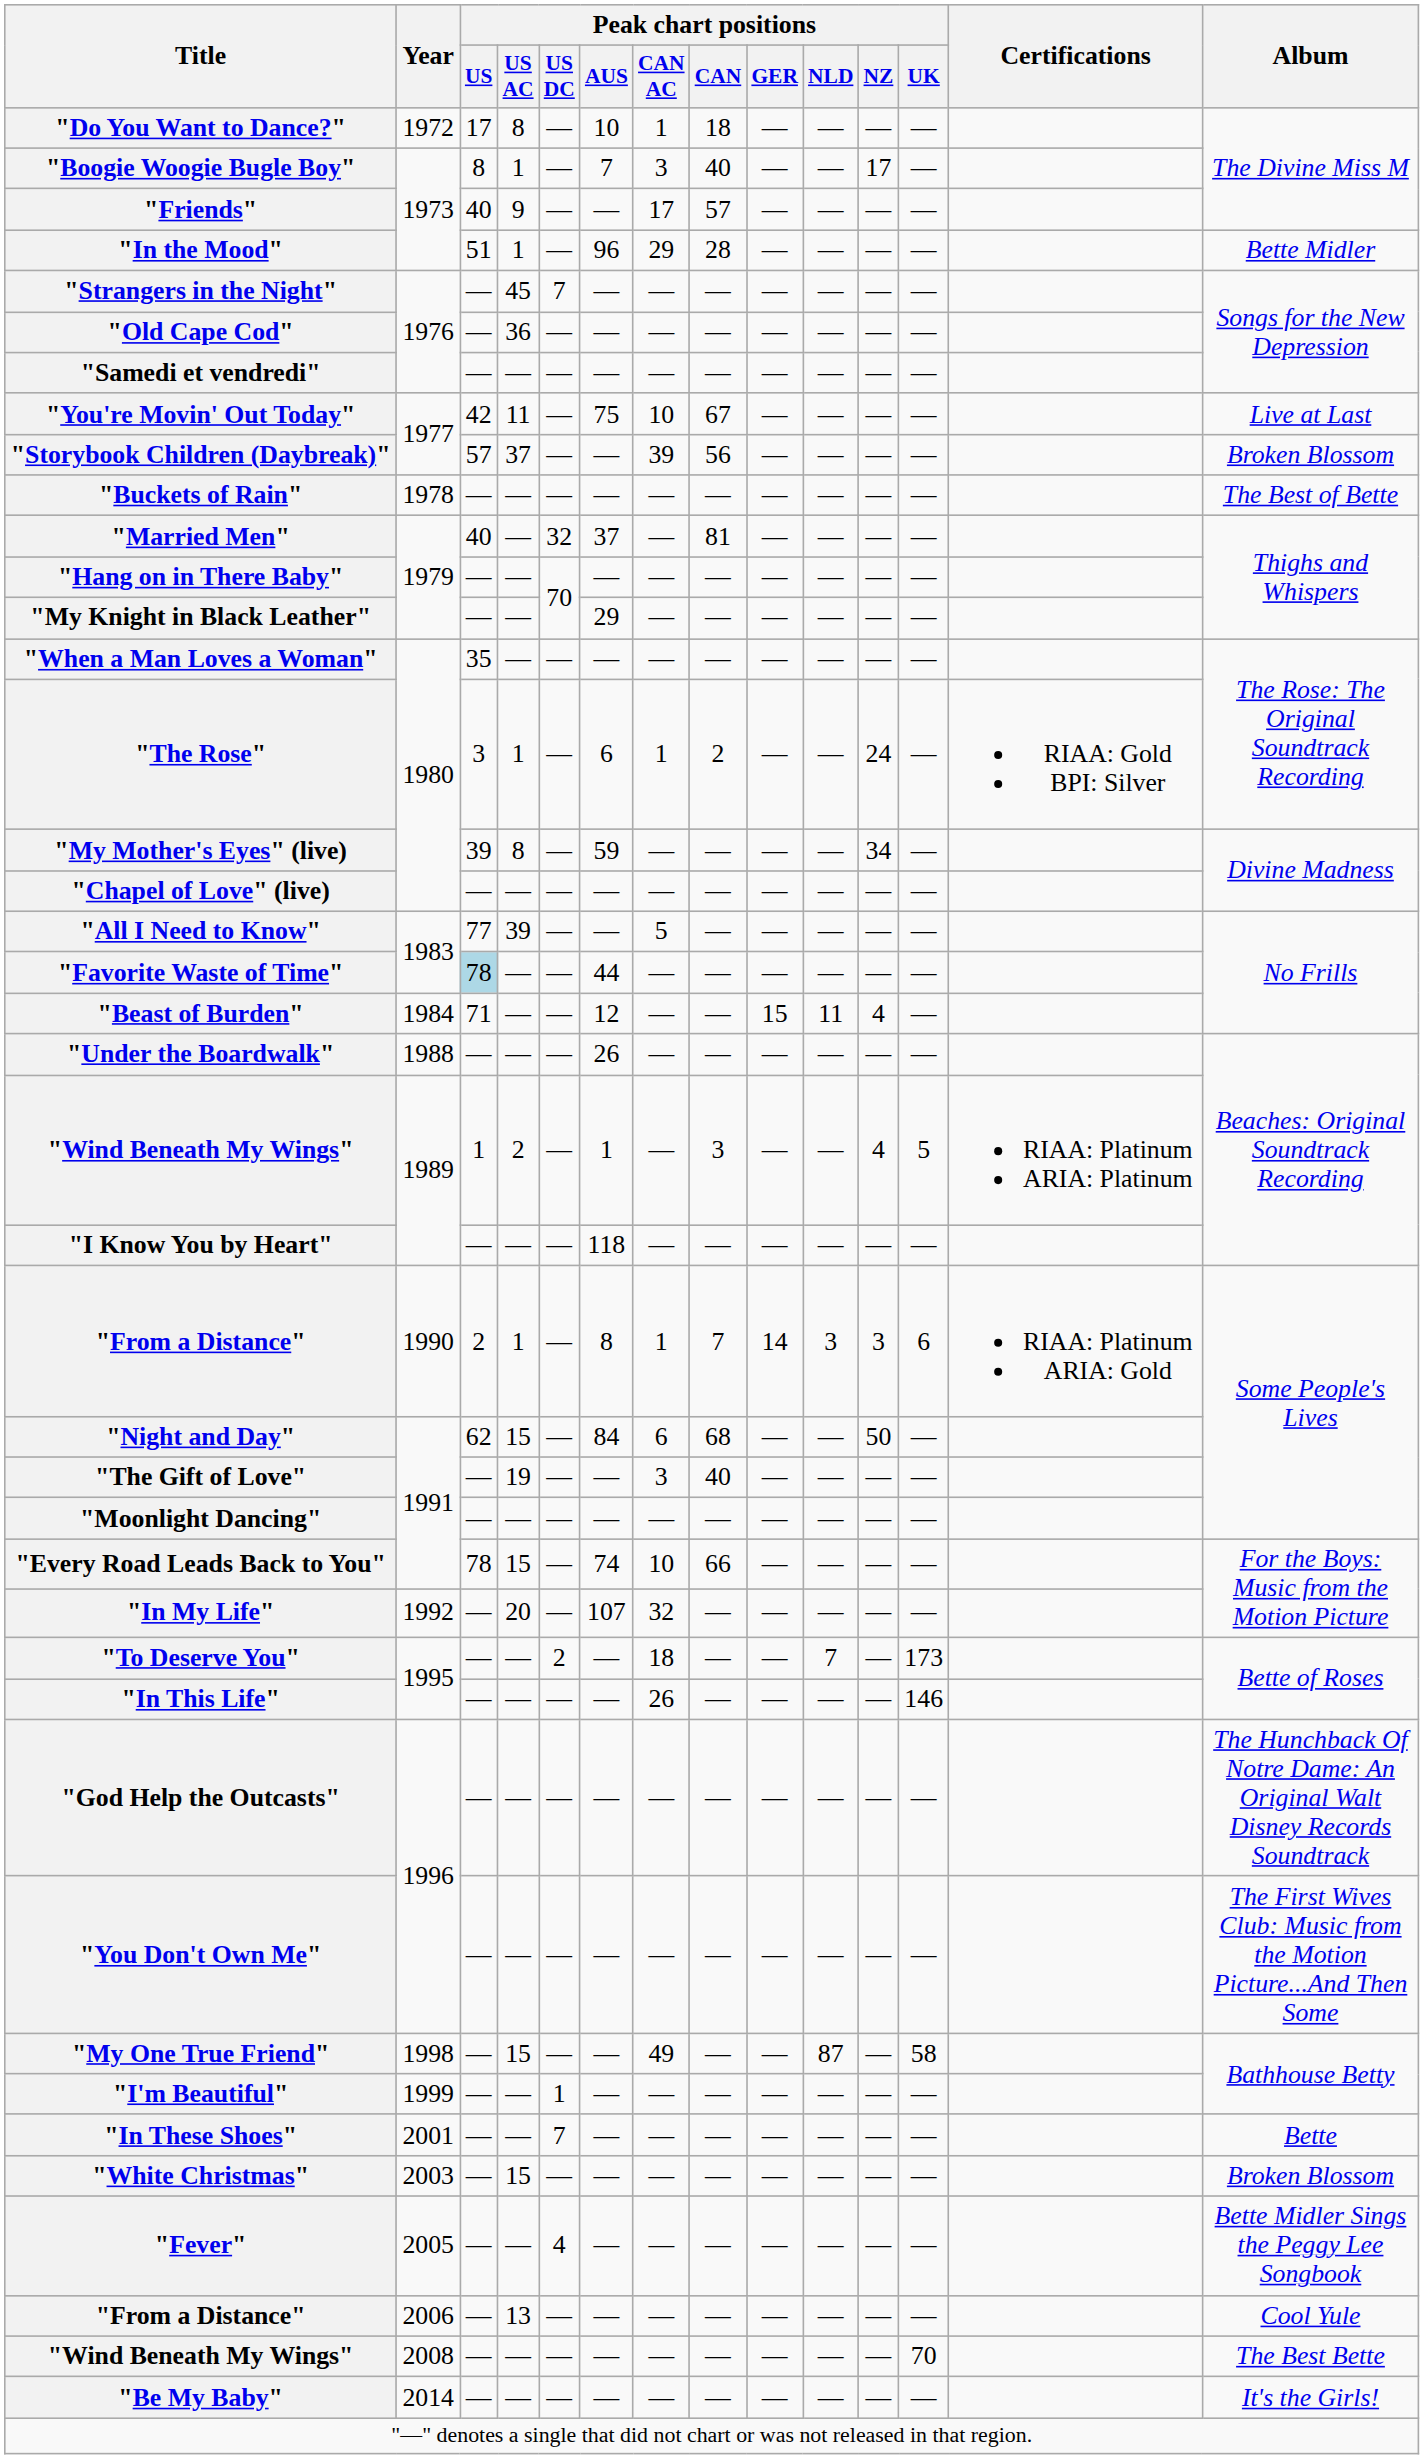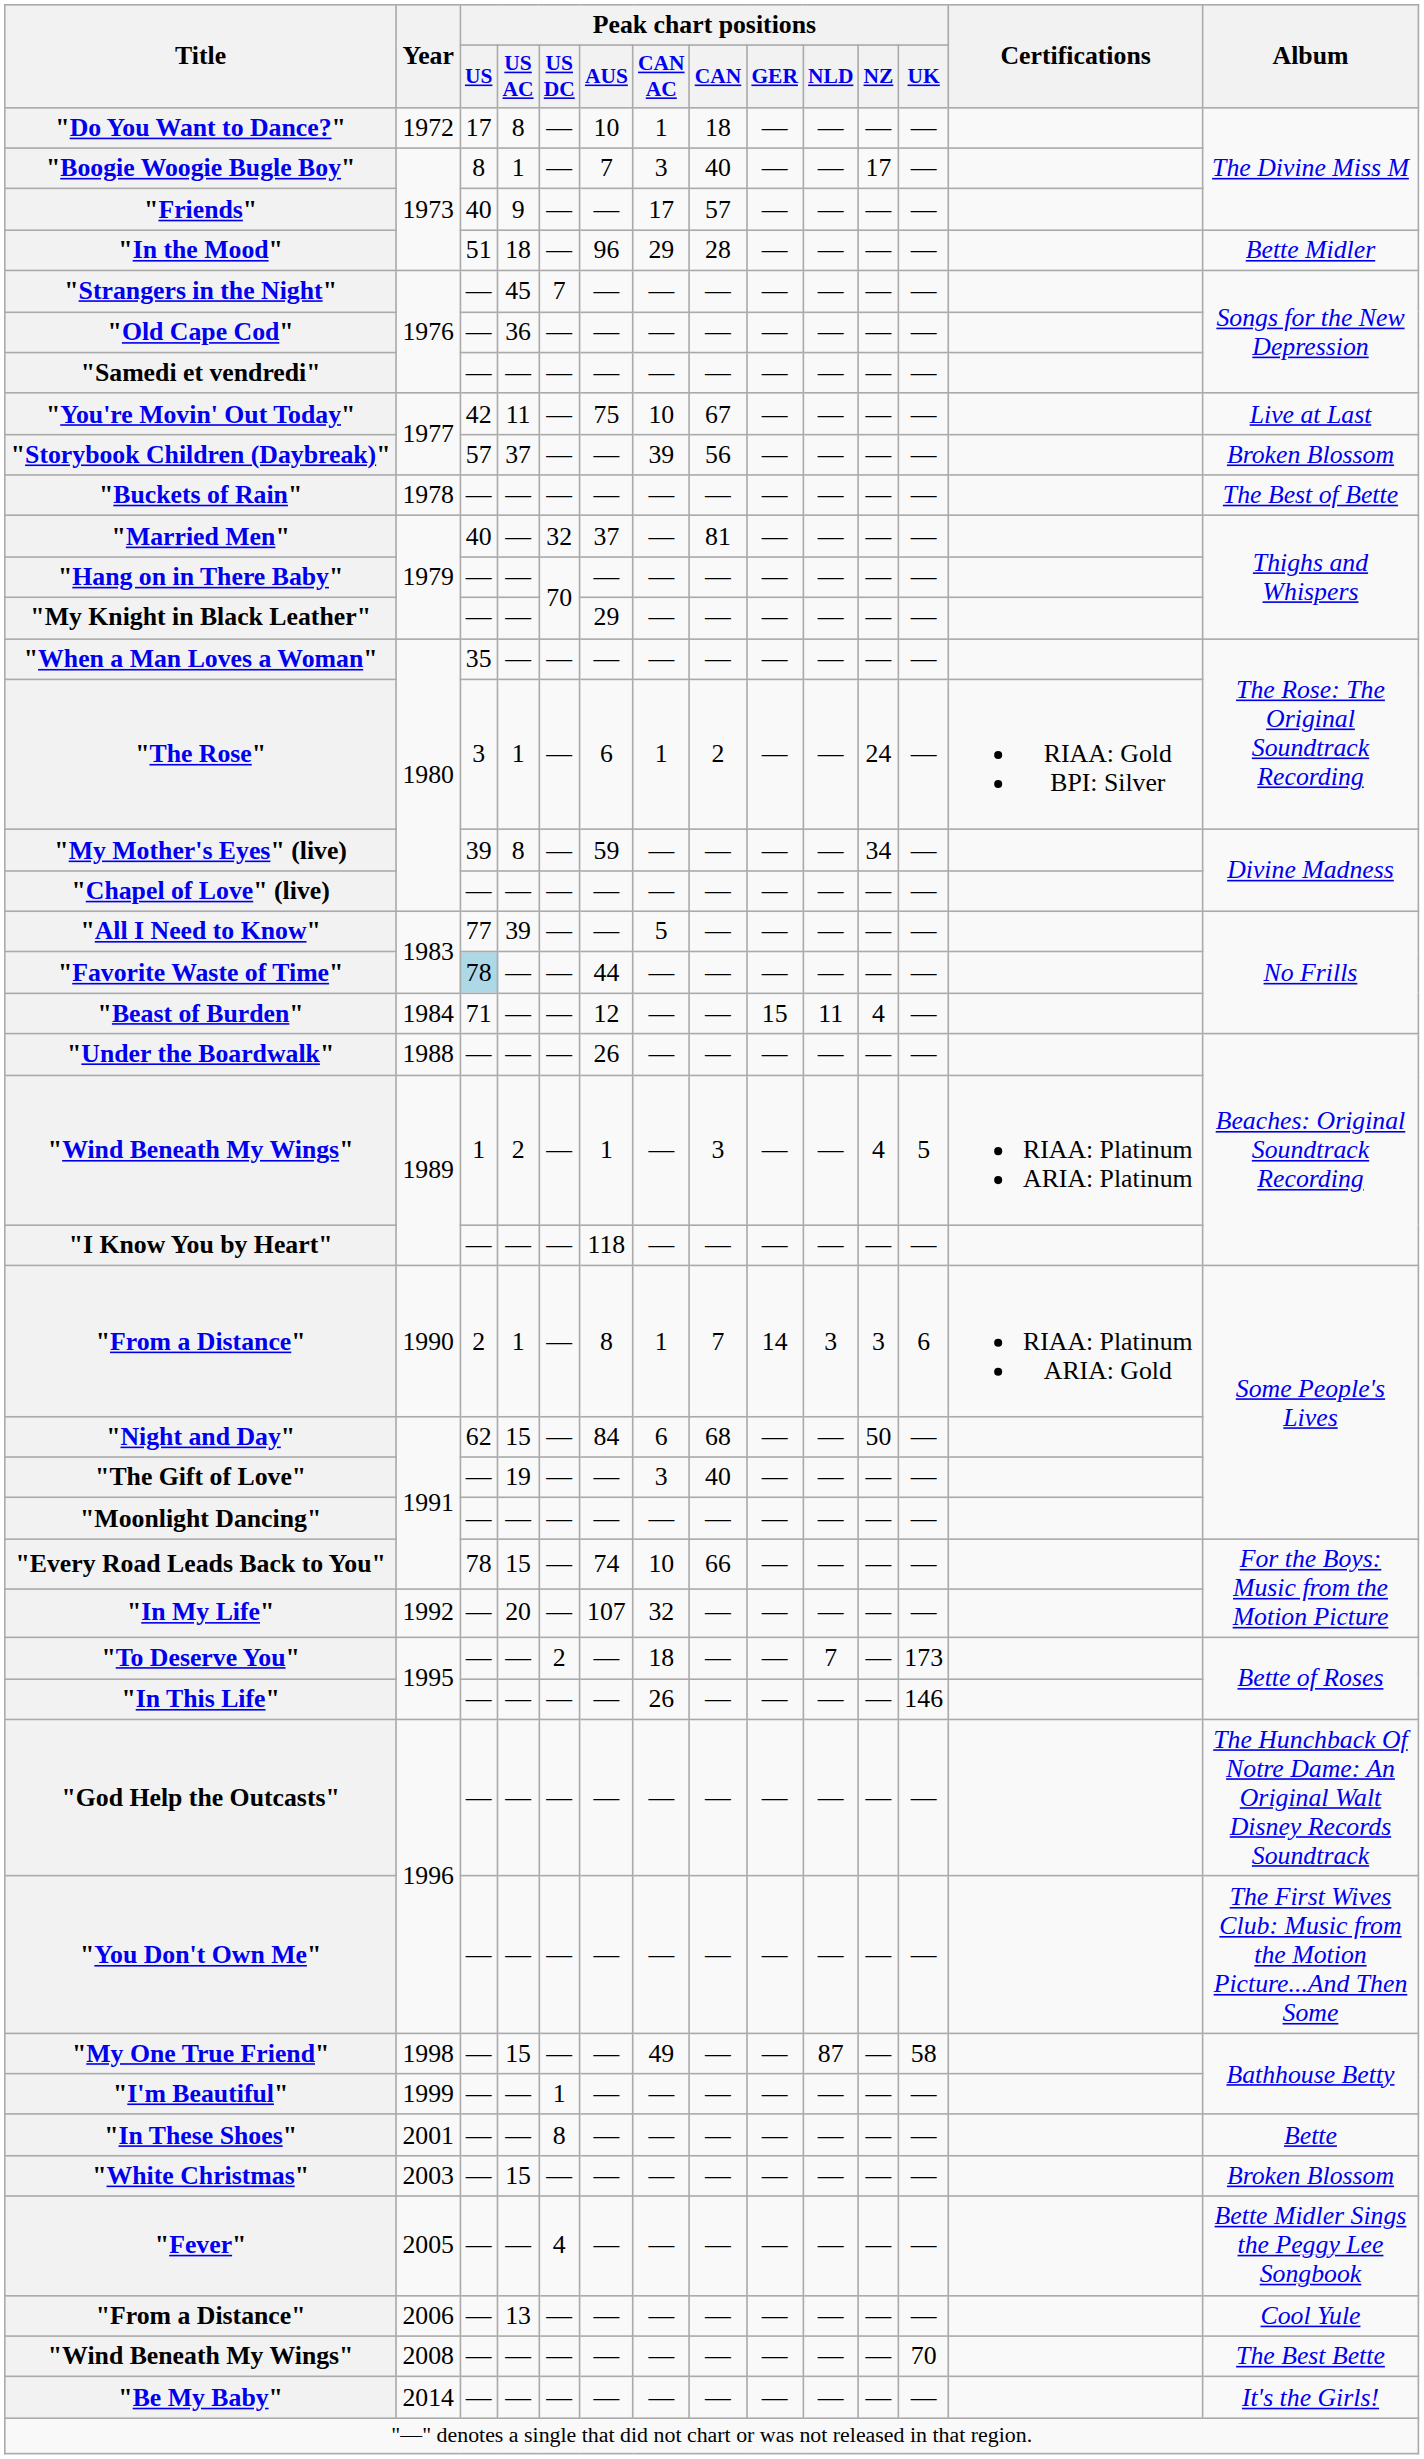(518, 250) 1 -> (518, 250) 18
(559, 2134) 7 -> (559, 2134) 8
